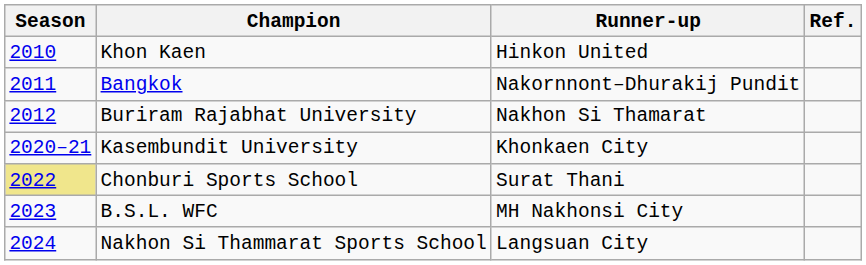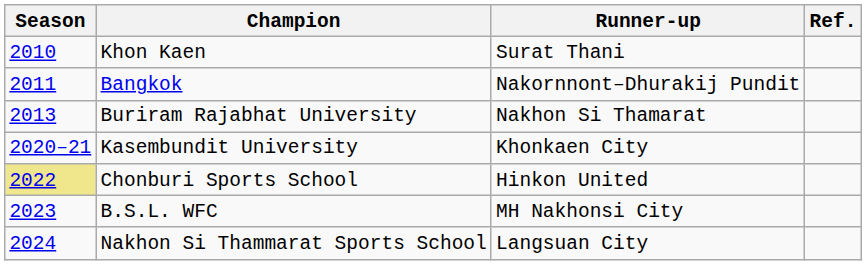(572, 52) Hinkon United -> (560, 52) Surat Thani
(33, 116) 2012 -> (33, 116) 2013
(560, 180) Surat Thani -> (572, 180) Hinkon United
